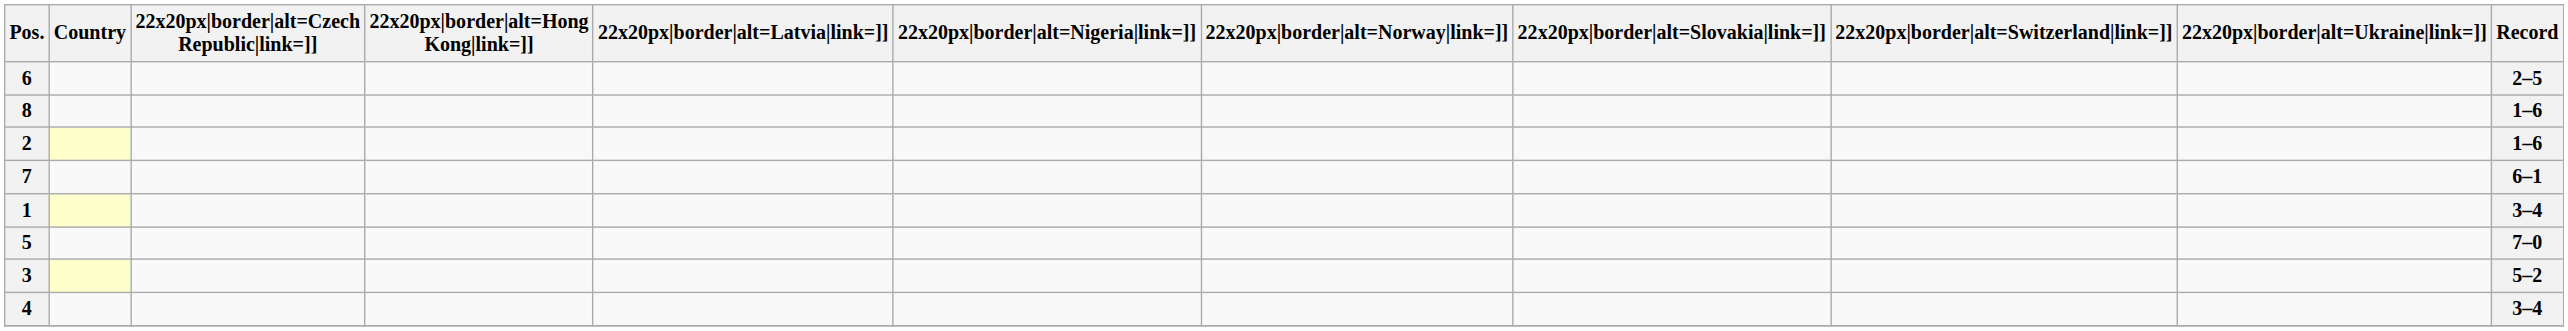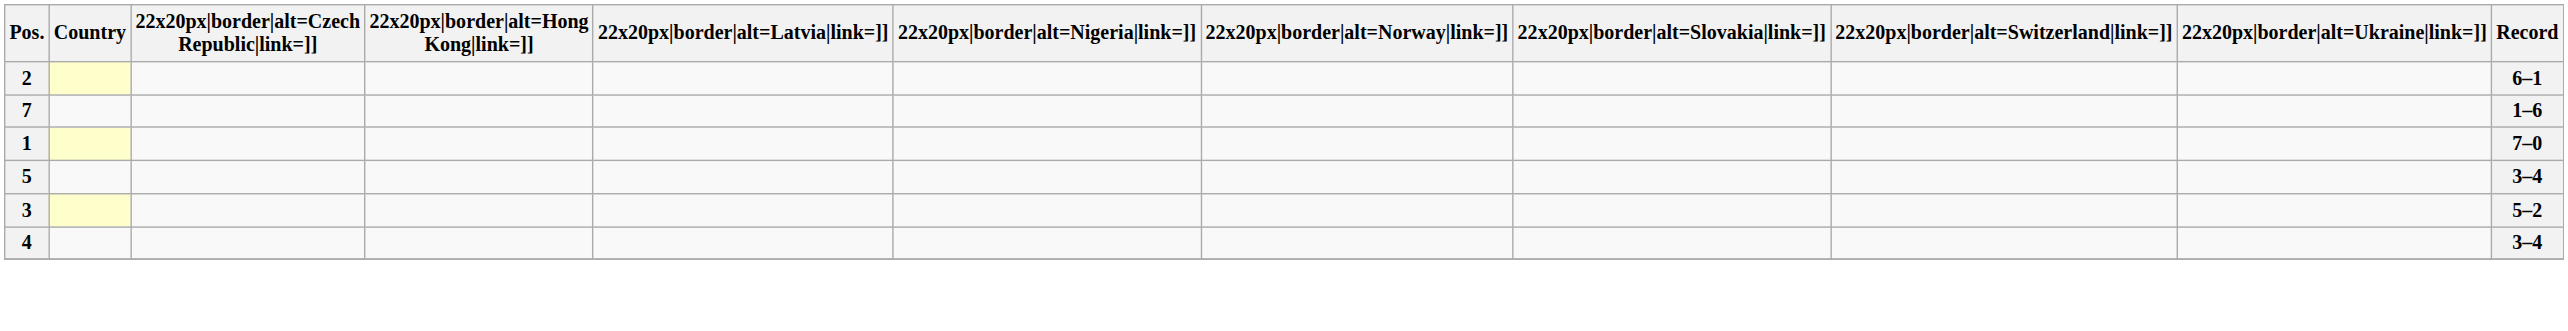- row: (27, 78)
- row: (27, 111)
(2527, 144) 1–6 -> (2527, 78) 6–1
(2527, 177) 6–1 -> (2527, 111) 1–6
(2527, 210) 3–4 -> (2527, 144) 7–0
(2527, 243) 7–0 -> (2527, 177) 3–4
